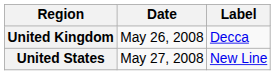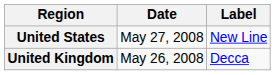rows swapped: (61, 37) <-> (61, 59)
